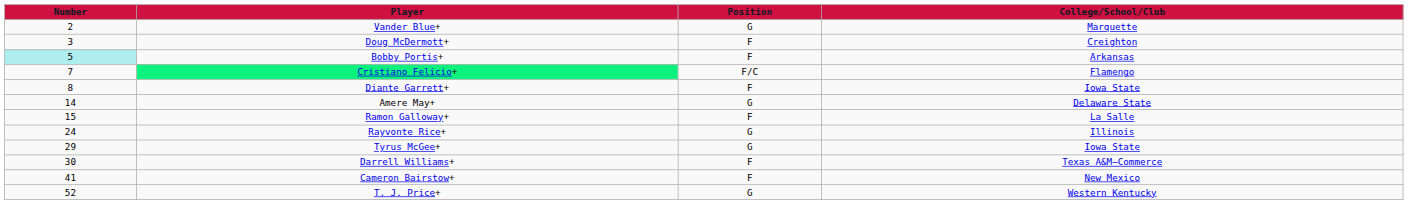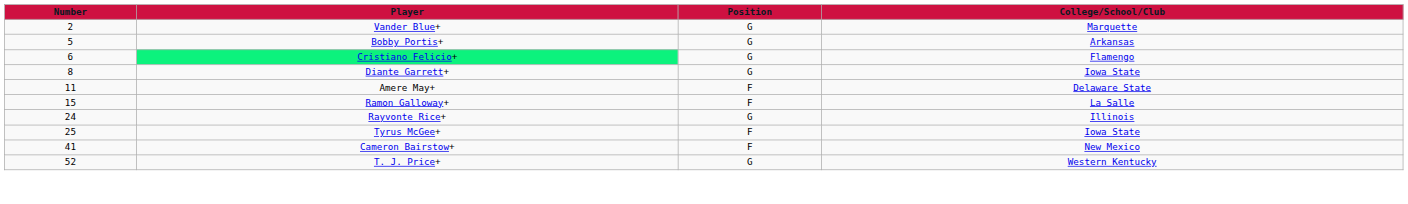- row: (407, 42)
(70, 57) paleturquoise background -> (70, 42) no background
(750, 57) F -> (750, 42) G
(70, 72) 7 -> (70, 57) 6
(750, 72) F/C -> (750, 57) G
(750, 87) F -> (750, 72) G
(70, 102) 14 -> (70, 87) 11
(750, 102) G -> (750, 87) F
(70, 147) 29 -> (70, 132) 25
(750, 147) G -> (750, 132) F
- row: (407, 162)
